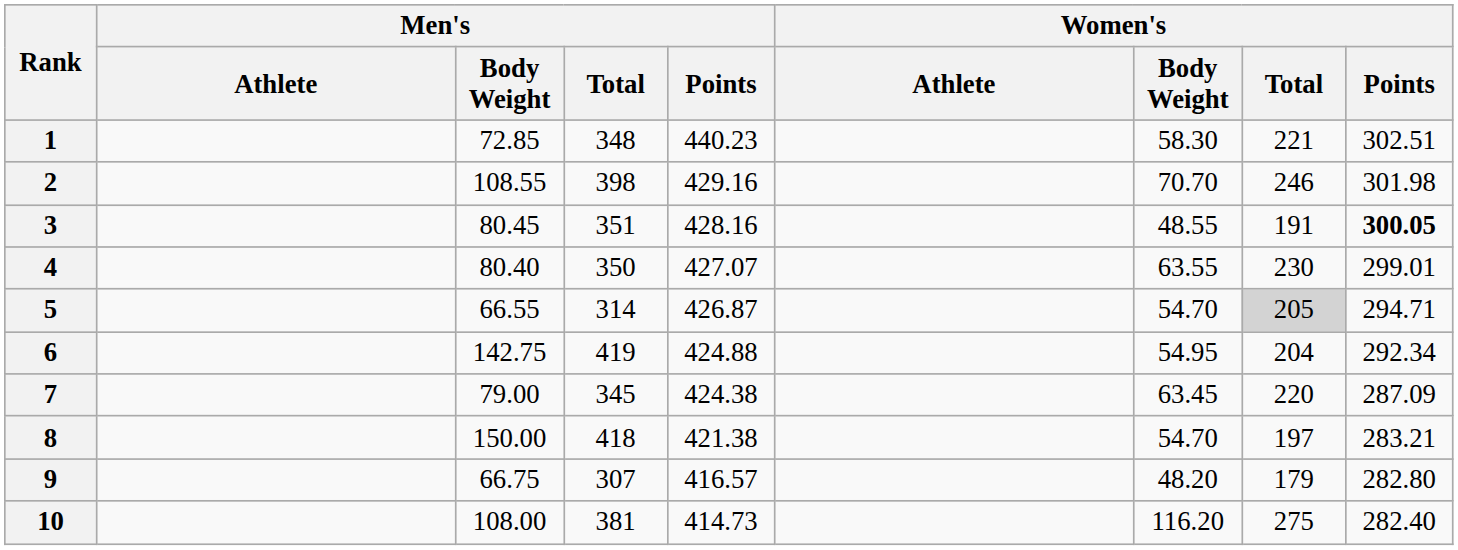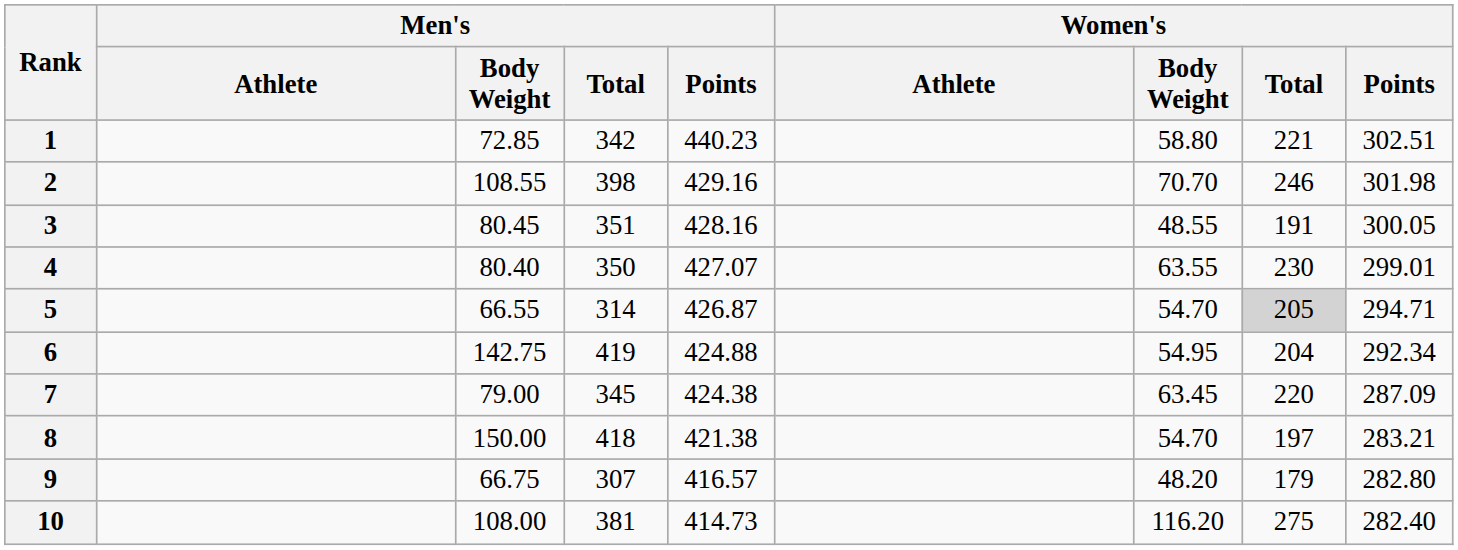(616, 140) 348 -> (616, 140) 342
(1188, 140) 58.30 -> (1188, 140) 58.80
(1399, 225) bold -> (1399, 225) normal
